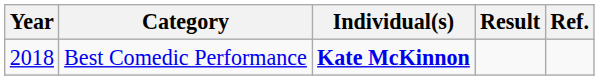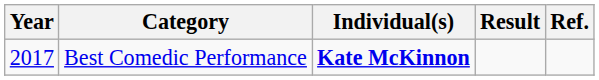(32, 57) 2018 -> (32, 57) 2017
